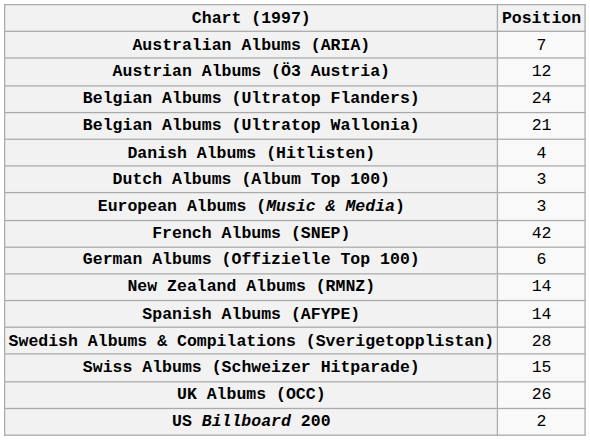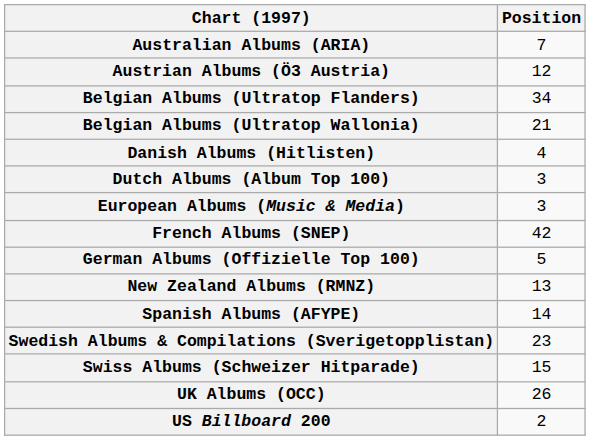(542, 99) 24 -> (542, 99) 34
(542, 260) 6 -> (542, 260) 5
(542, 287) 14 -> (542, 287) 13
(542, 341) 28 -> (542, 341) 23
